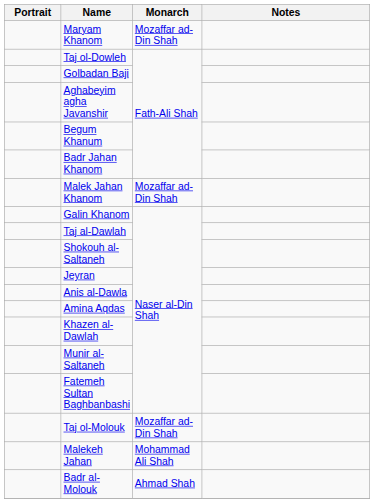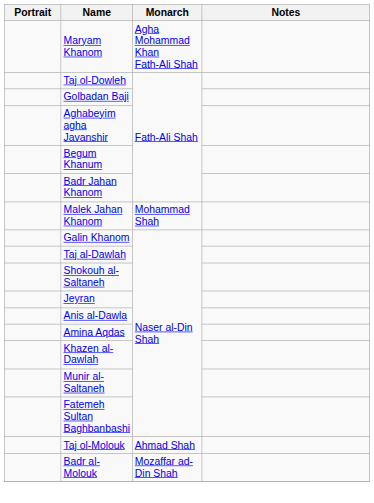(164, 35) Mozaffar ad-Din Shah -> (166, 46) Agha Mohammad Khan Fath-Ali Shah
(164, 192) Mozaffar ad-Din Shah -> (162, 215) Mohammad Shah
(164, 427) Mozaffar ad-Din Shah -> (165, 445) Ahmad Shah
- row: (83, 455)
(165, 484) Ahmad Shah -> (164, 467) Mozaffar ad-Din Shah
